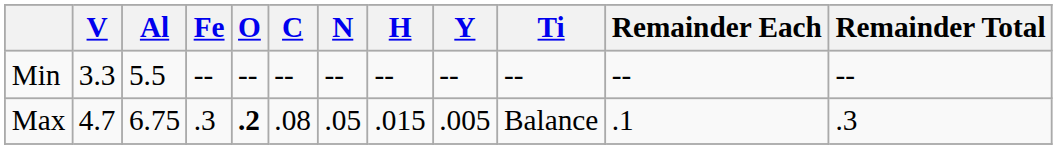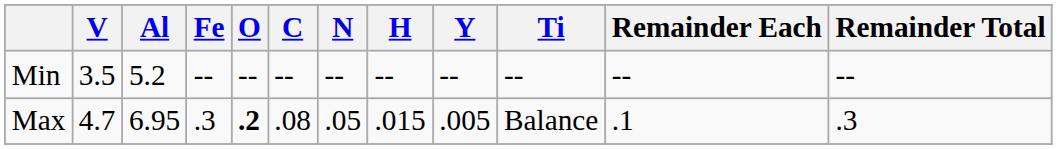(97, 74) 3.3 -> (97, 74) 3.5
(147, 74) 5.5 -> (147, 74) 5.2
(155, 120) 6.75 -> (155, 120) 6.95
